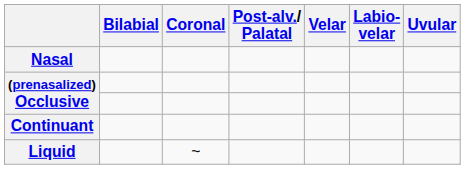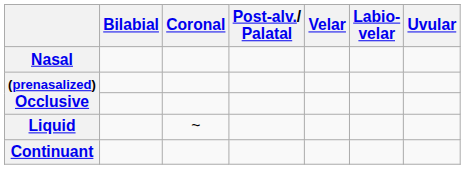rows swapped: (52, 126) <-> (52, 151)
